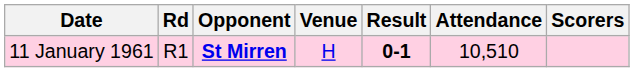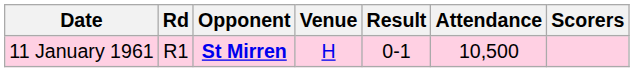(396, 51) bold -> (396, 51) normal
(489, 51) 10,510 -> (489, 51) 10,500
